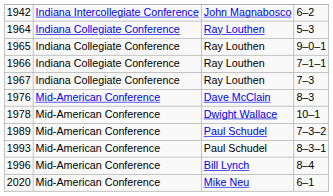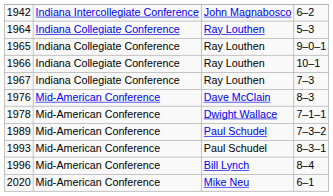(311, 64) 7–1–1 -> (308, 64) 10–1
(308, 115) 10–1 -> (311, 115) 7–1–1
